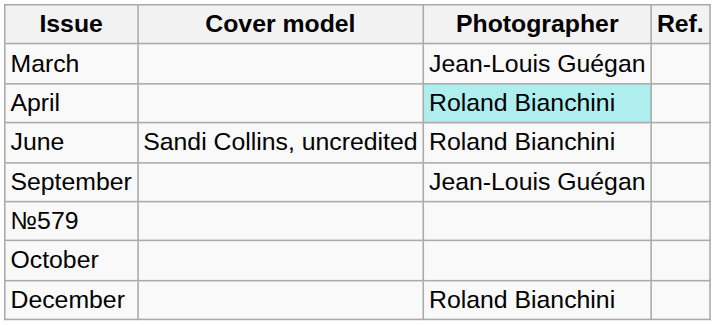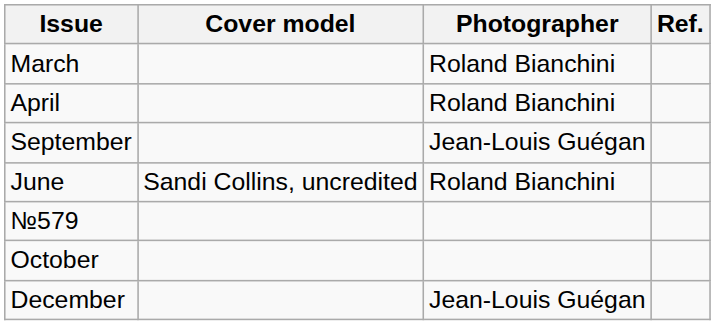(537, 63) Jean-Louis Guégan -> (522, 63) Roland Bianchini
(522, 102) paleturquoise background -> (522, 102) no background
rows swapped: (37, 142) <-> (71, 181)
(522, 299) Roland Bianchini -> (537, 299) Jean-Louis Guégan
